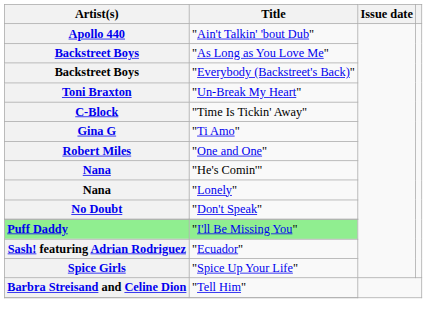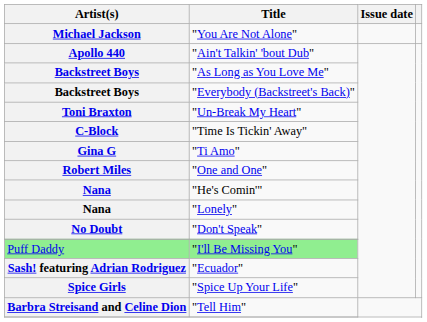+ row: (245, 33)
(38, 229) bold -> (36, 248) normal
